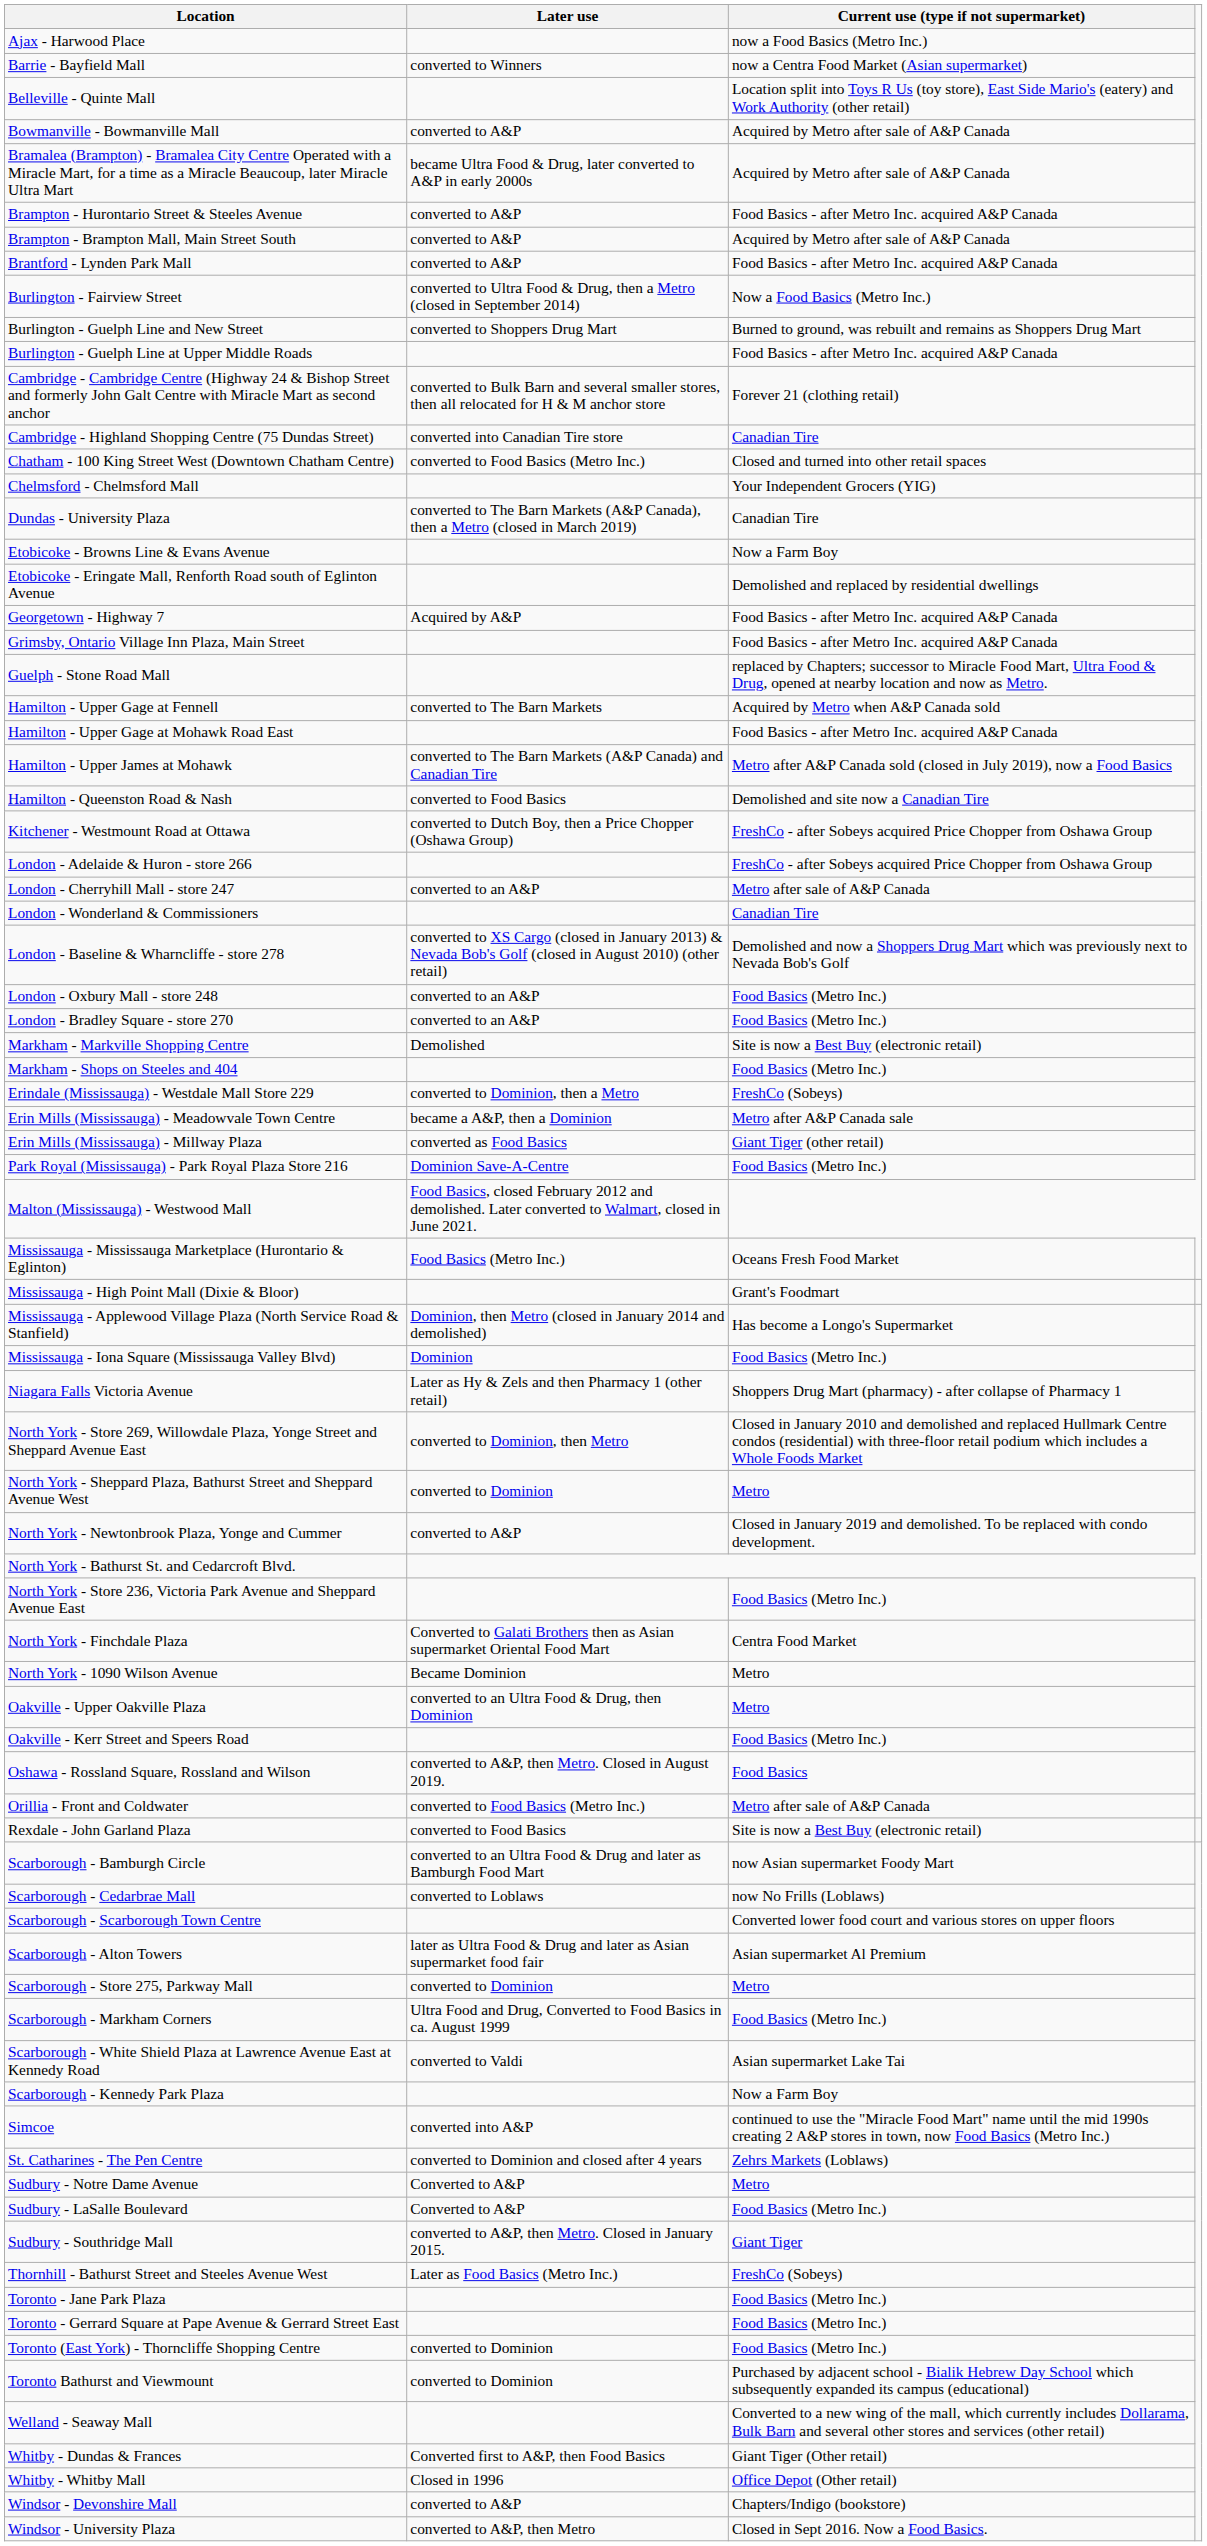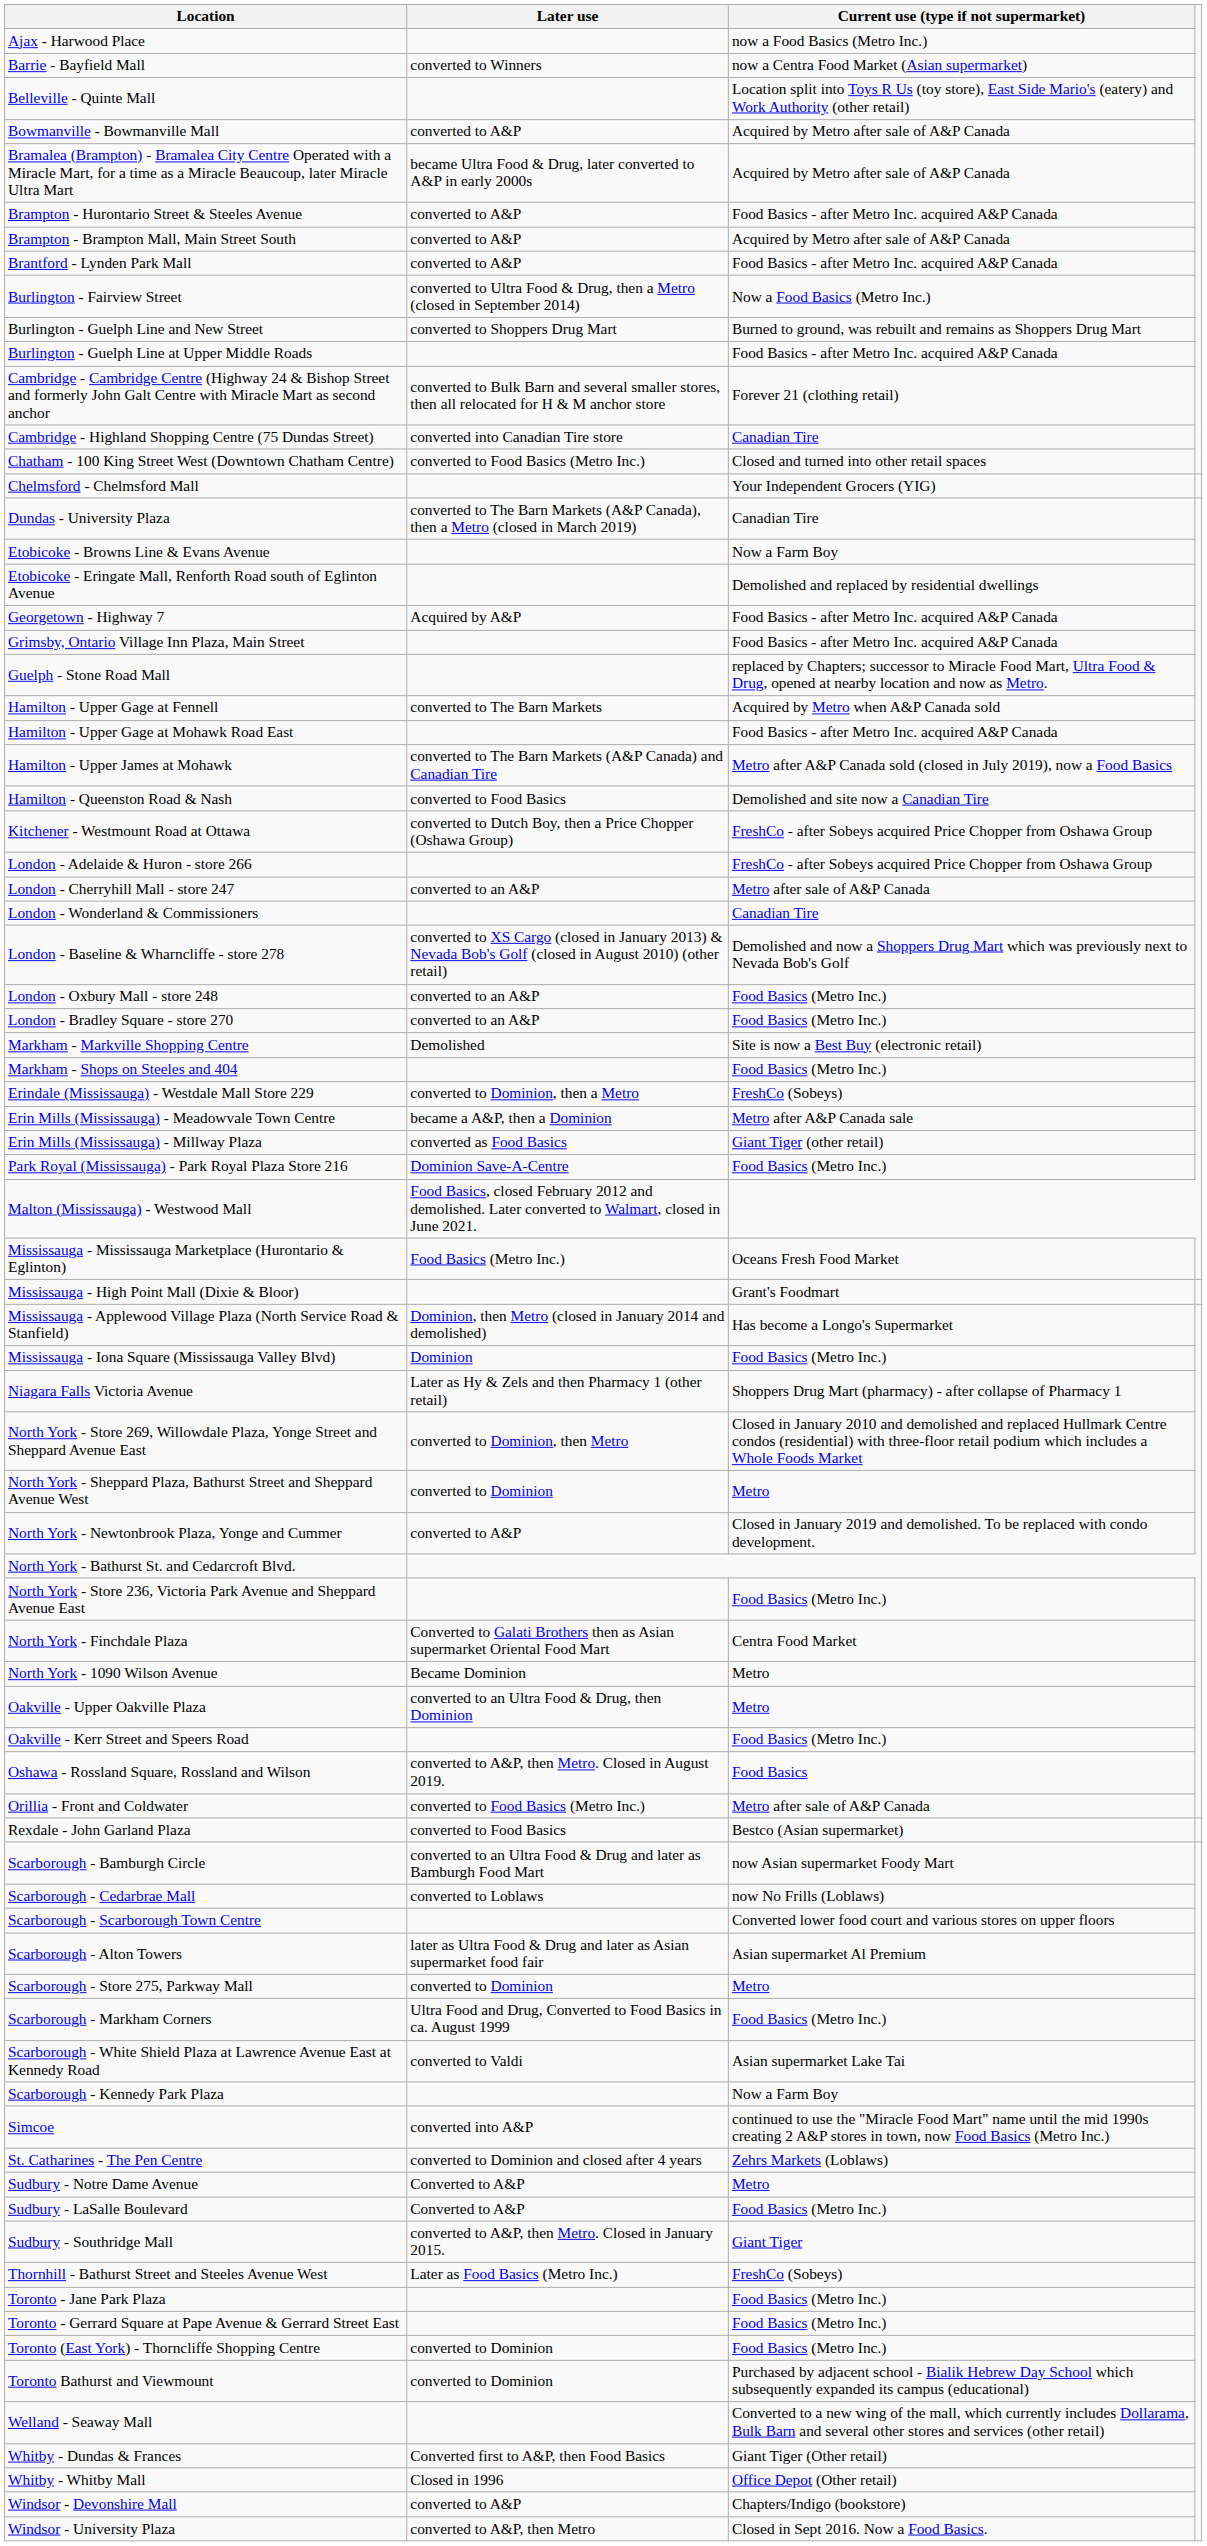(857, 1830) Site is now a Best Buy (electronic retail) -> (818, 1830) Bestco (Asian supermarket)
